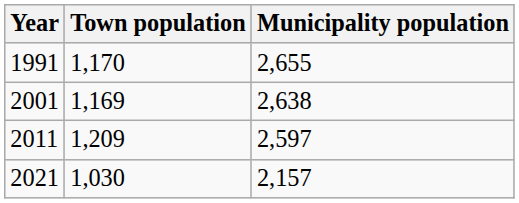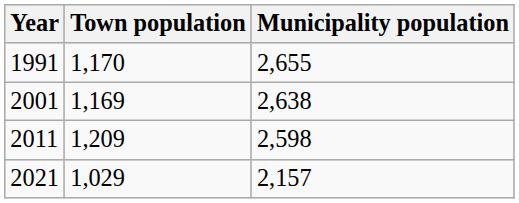(284, 139) 2,597 -> (284, 139) 2,598
(98, 178) 1,030 -> (98, 178) 1,029
